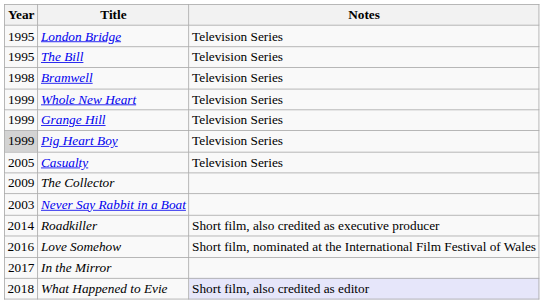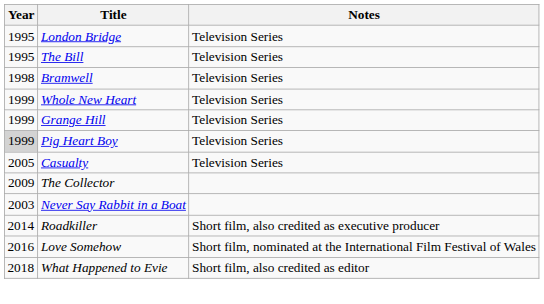- row: (76, 267)
(281, 288) lavender background -> (281, 267) no background
